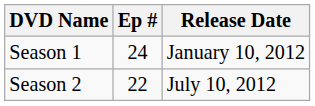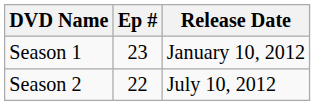(138, 52) 24 -> (138, 52) 23
